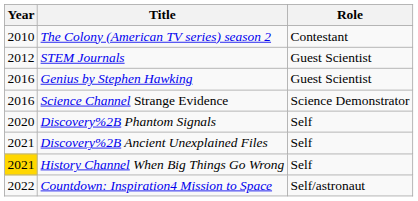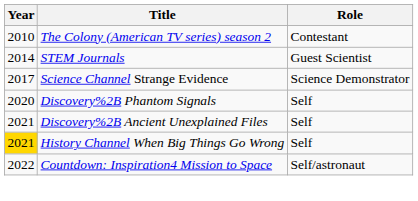(21, 57) 2012 -> (21, 57) 2014
- row: (117, 79)
(21, 100) 2016 -> (21, 79) 2017
